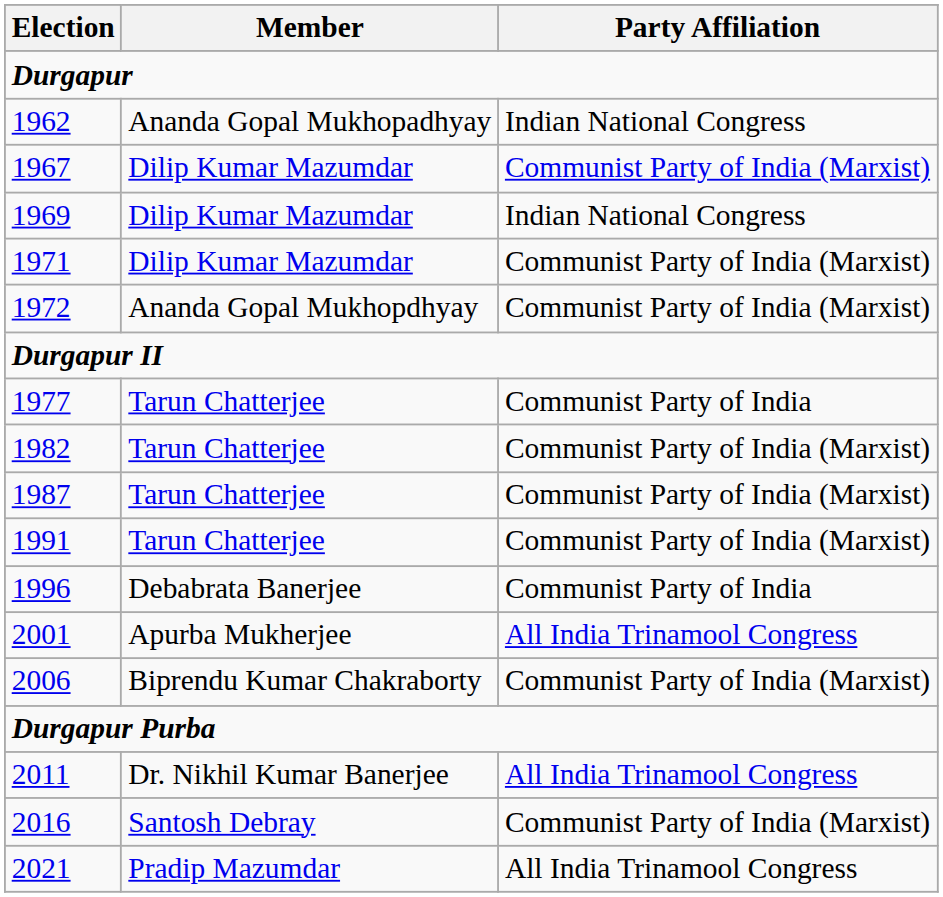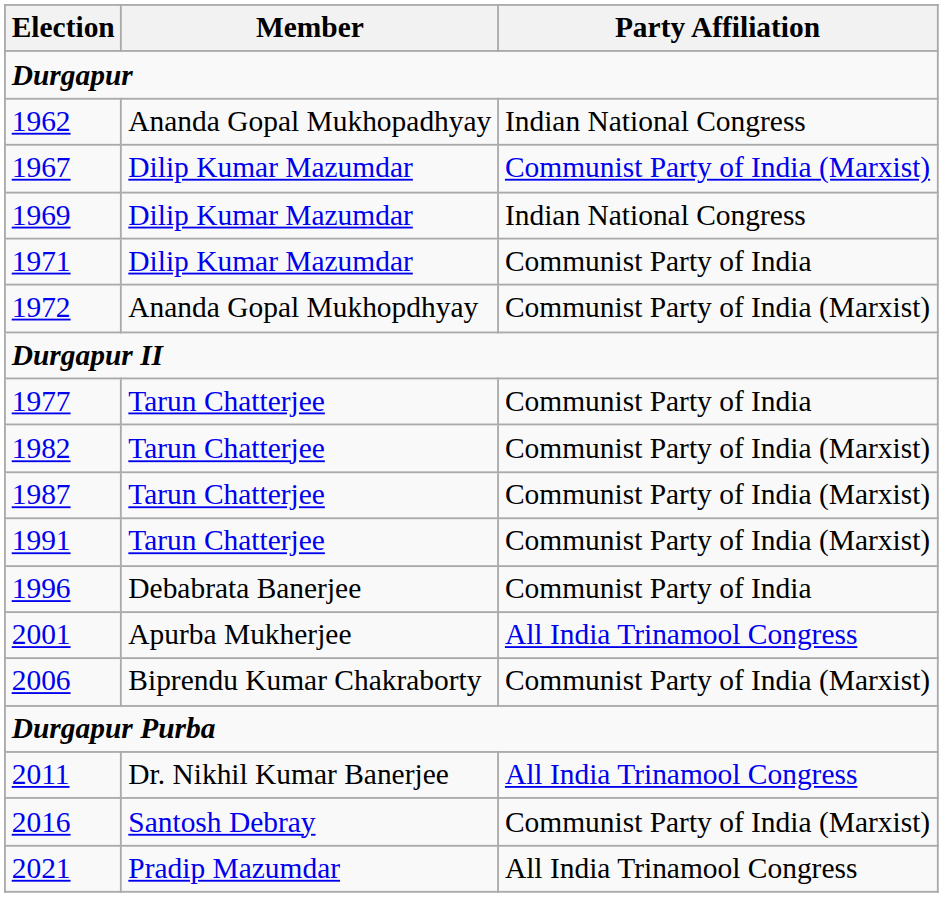(718, 261) Communist Party of India (Marxist) -> (658, 261) Communist Party of India
